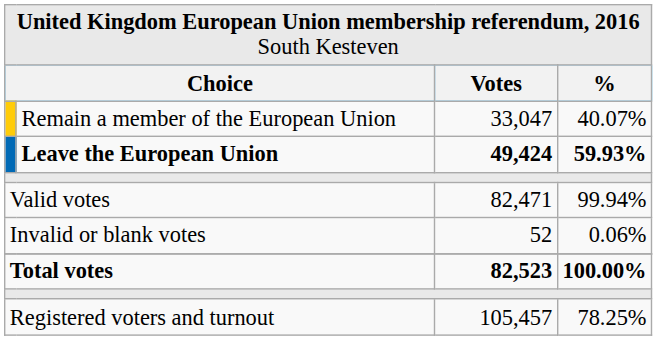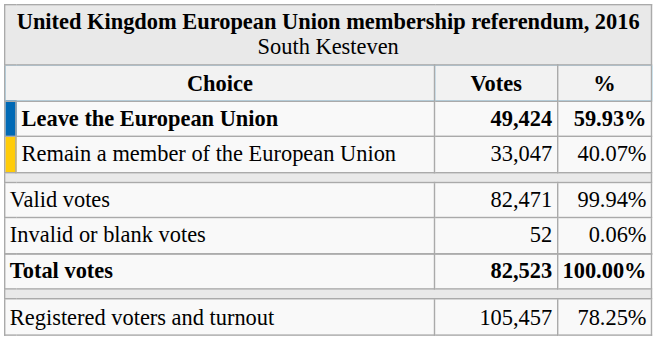rows swapped: (150, 154) <-> (209, 118)
